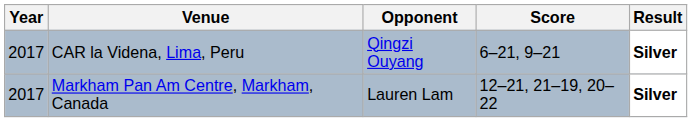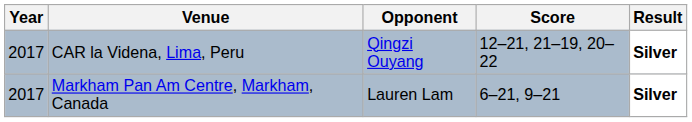(520, 52) 6–21, 9–21 -> (547, 52) 12–21, 21–19, 20–22
(547, 96) 12–21, 21–19, 20–22 -> (520, 96) 6–21, 9–21
